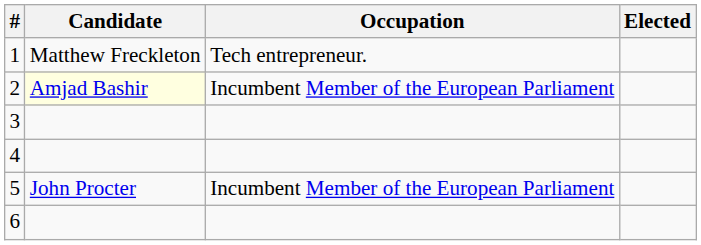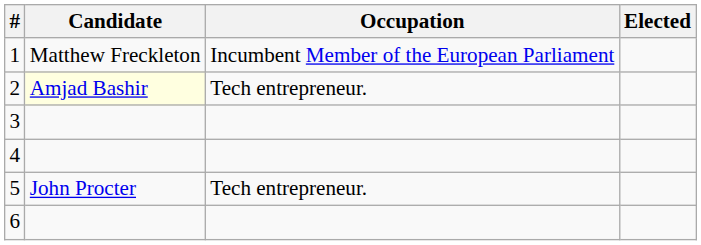(289, 54) Tech entrepreneur. -> (412, 54) Incumbent Member of the European Parliament
(412, 88) Incumbent Member of the European Parliament -> (289, 88) Tech entrepreneur.
(412, 188) Incumbent Member of the European Parliament -> (289, 188) Tech entrepreneur.
